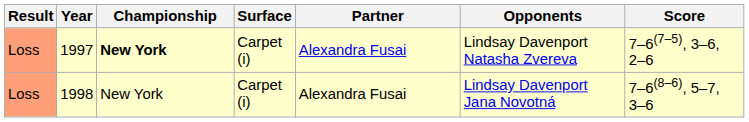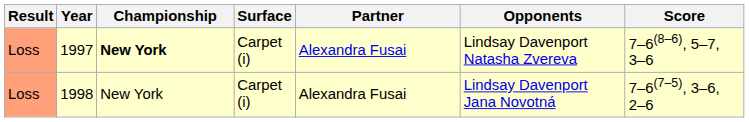(674, 50) 7–6(7–5), 3–6, 2–6 -> (674, 50) 7–6(8–6), 5–7, 3–6
(674, 94) 7–6(8–6), 5–7, 3–6 -> (674, 94) 7–6(7–5), 3–6, 2–6
